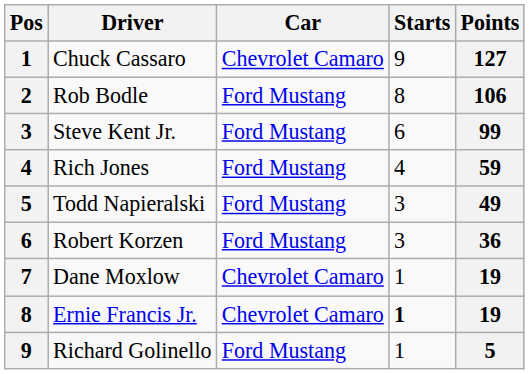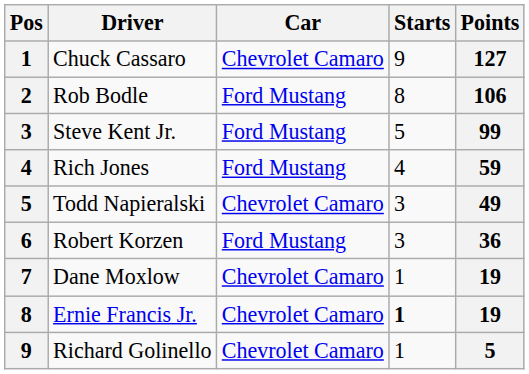(400, 131) 6 -> (400, 131) 5
(284, 204) Ford Mustang -> (303, 204) Chevrolet Camaro
(284, 349) Ford Mustang -> (303, 349) Chevrolet Camaro
